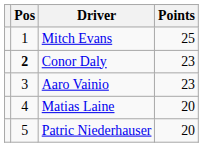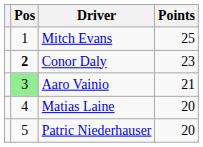(25, 84) no background -> (25, 84) lightgreen background
(188, 84) 23 -> (188, 84) 21
